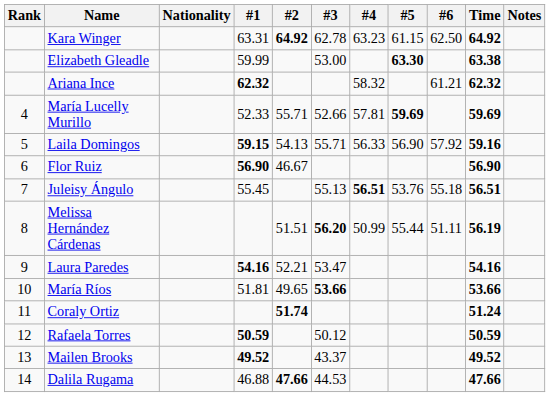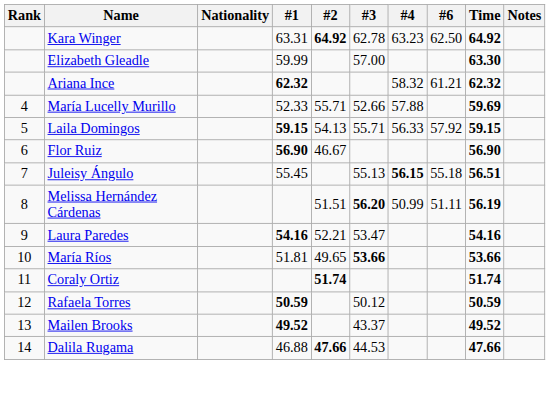- column: (408, 15)
(330, 60) 53.00 -> (369, 60) 57.00
(485, 60) 63.38 -> (485, 60) 63.30
(369, 114) 57.81 -> (408, 106) 57.88
(485, 144) 59.16 -> (485, 128) 59.15
(369, 189) 56.51 -> (408, 173) 56.15
(485, 312) 51.24 -> (485, 280) 51.74
